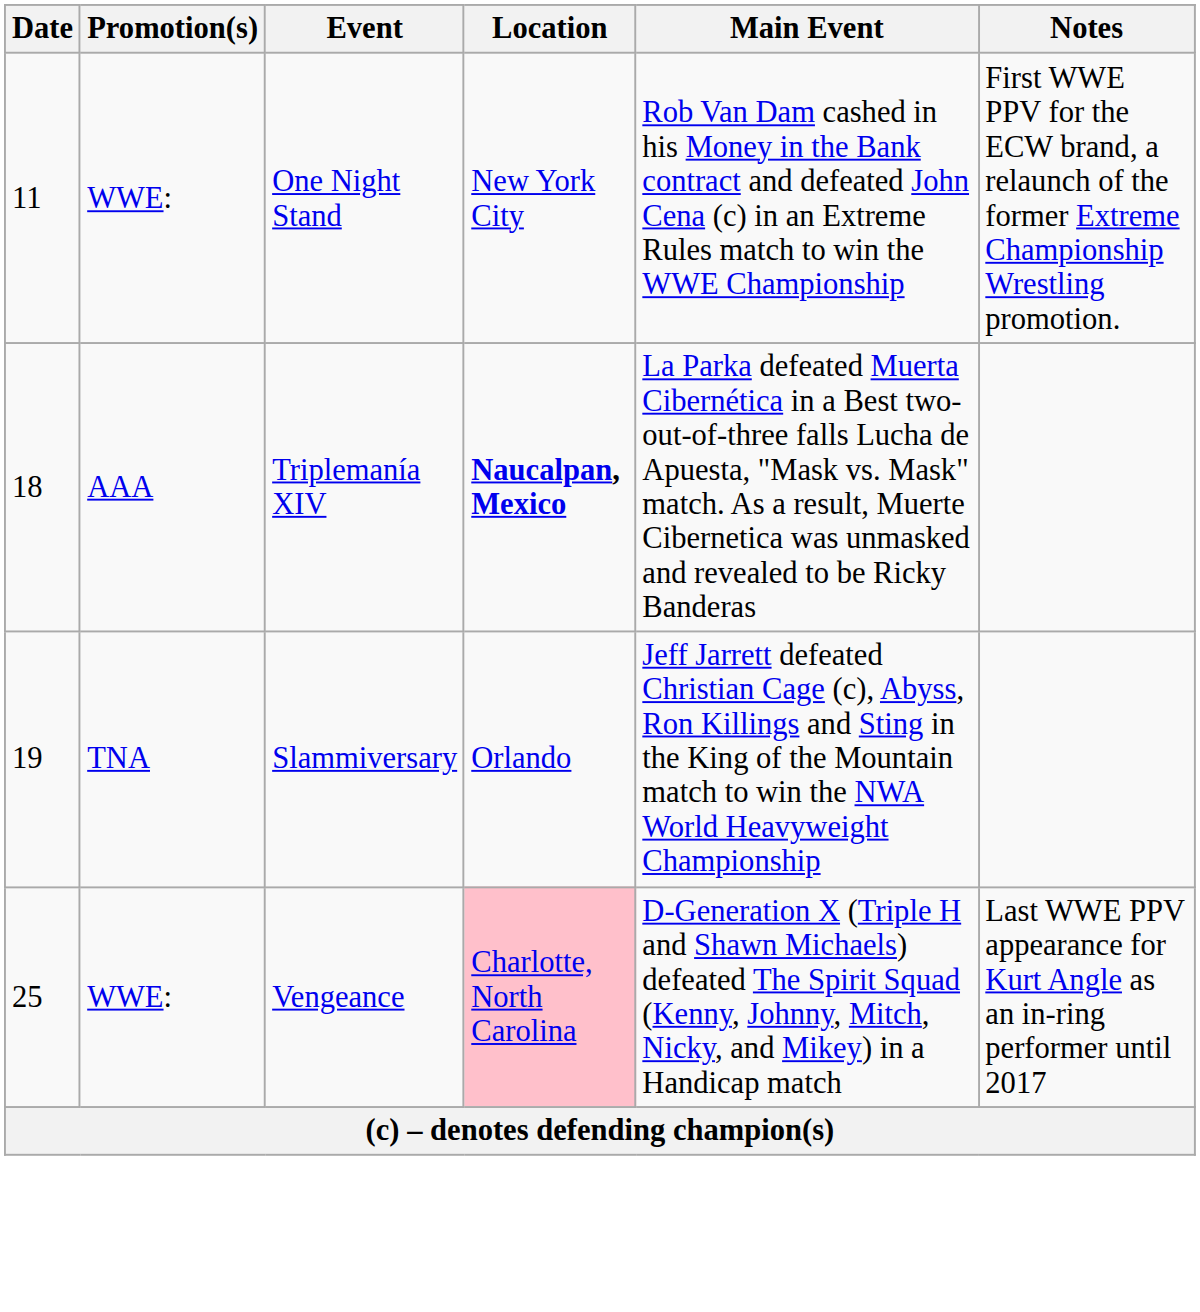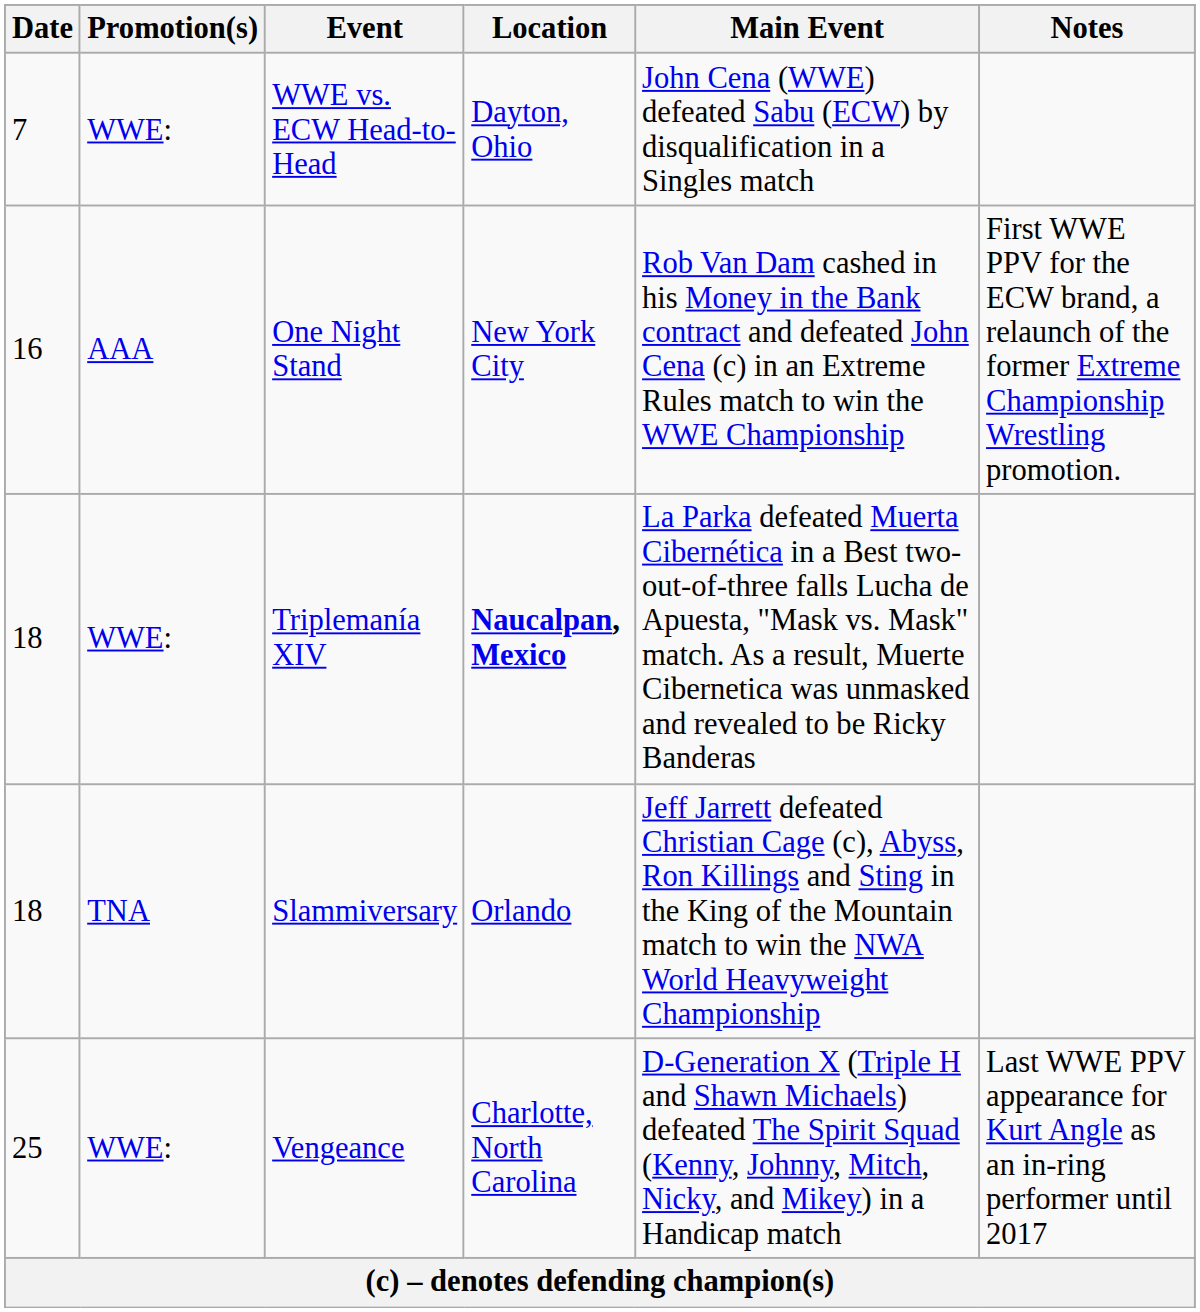+ row: (364, 128)
(27, 197) 11 -> (27, 349) 16
(130, 197) WWE: -> (120, 349) AAA
(120, 486) AAA -> (130, 638) WWE:
(27, 758) 19 -> (27, 910) 18
(532, 996) pink background -> (532, 1147) no background
